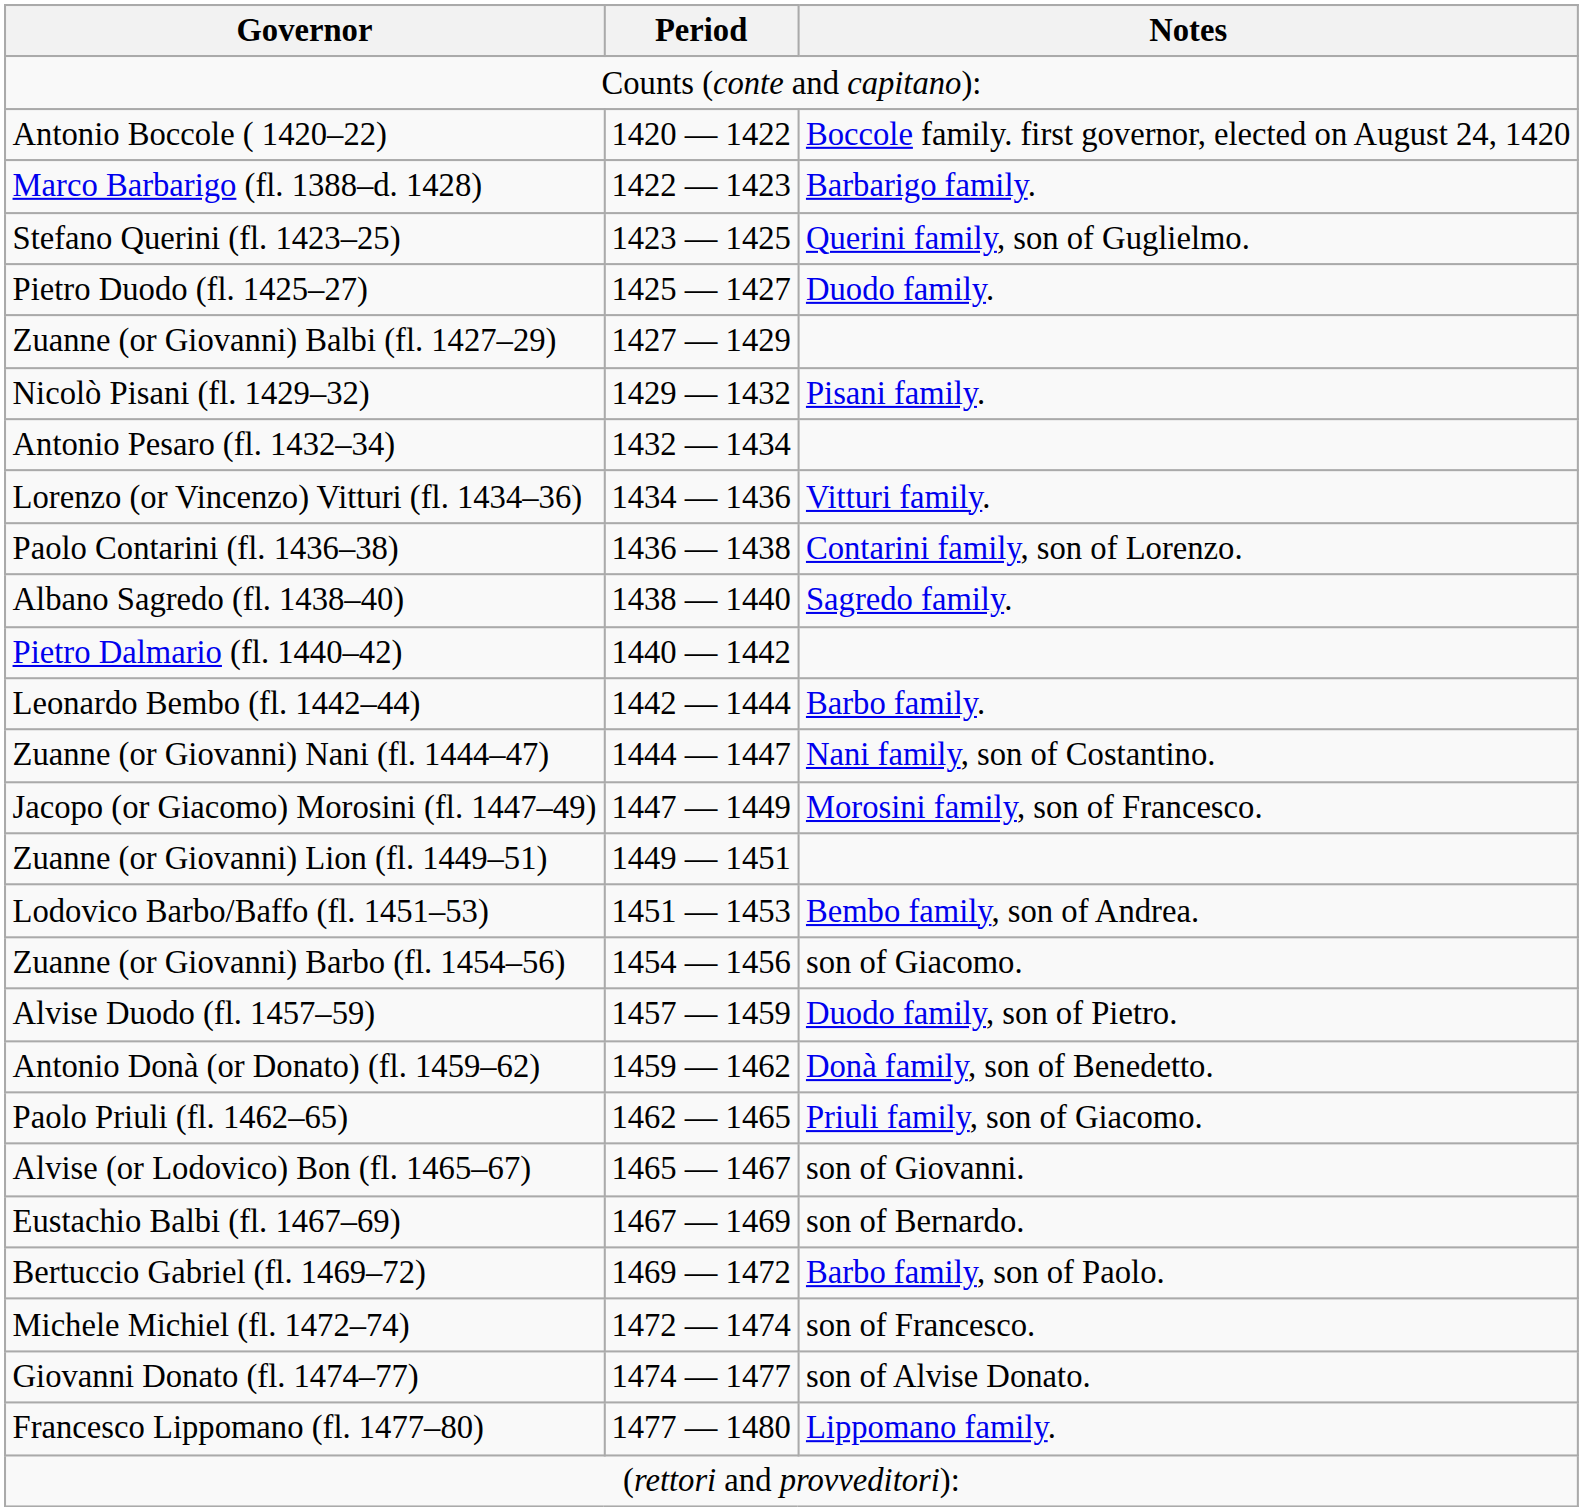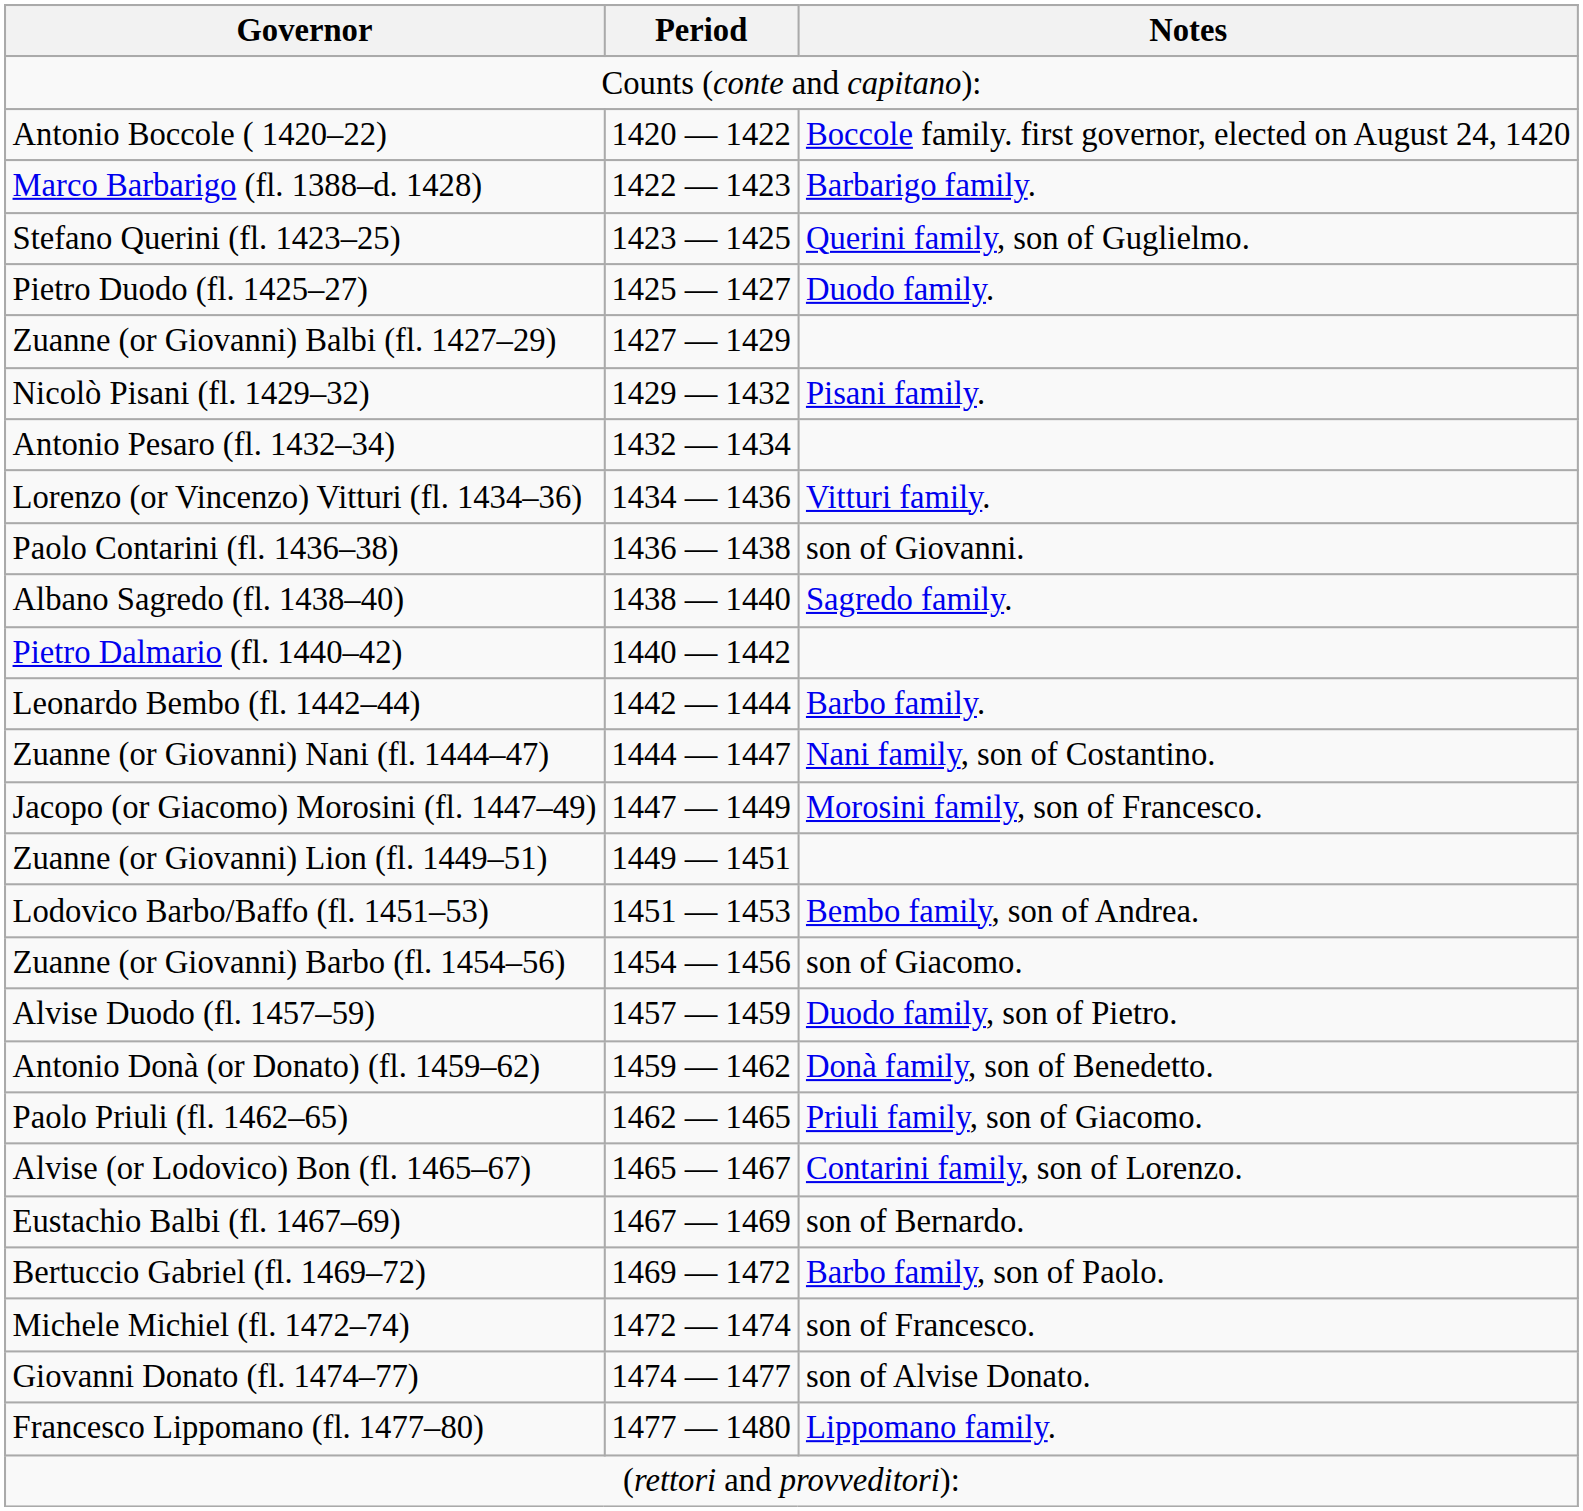(1024, 548) Contarini family, son of Lorenzo. -> (915, 548) son of Giovanni.
(915, 1169) son of Giovanni. -> (1024, 1169) Contarini family, son of Lorenzo.
